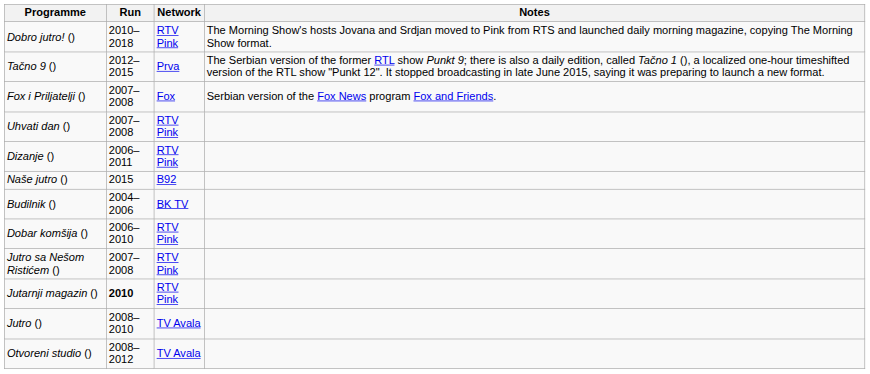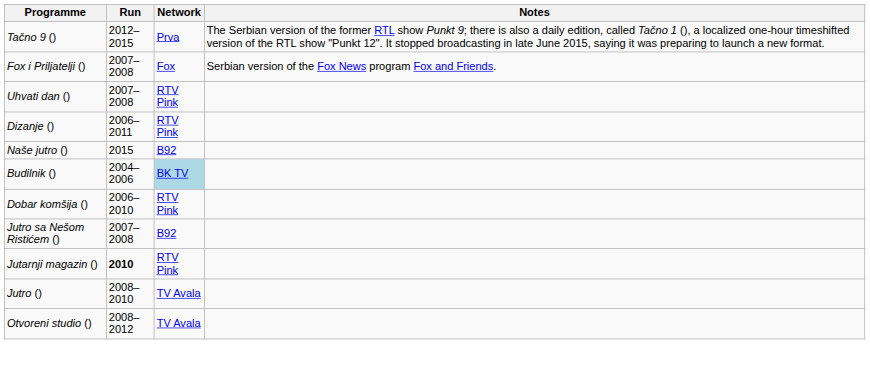- row: (41, 36)
(172, 204) no background -> (172, 174) lightblue background
(168, 263) RTV Pink -> (166, 234) B92
